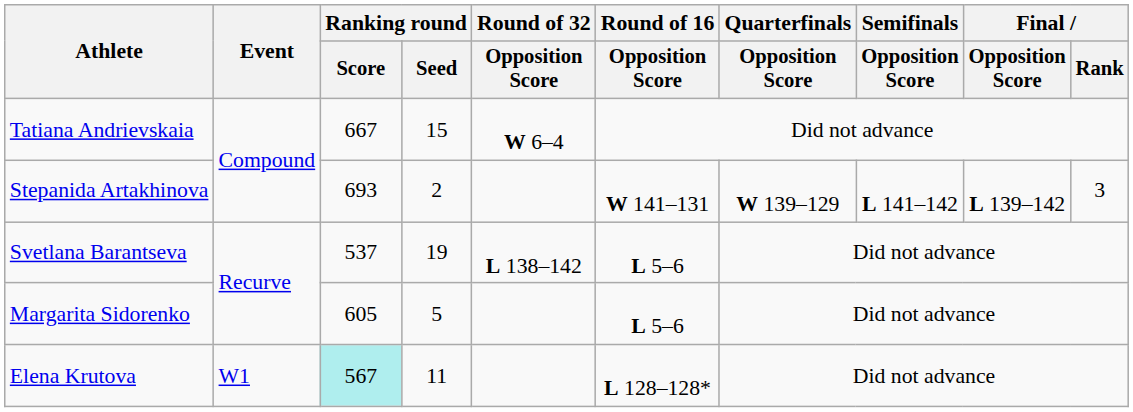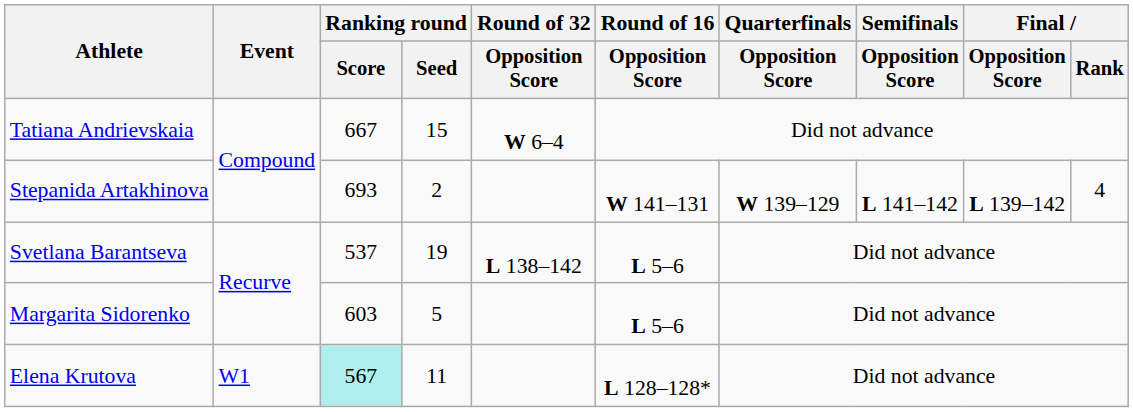(1100, 191) 3 -> (1100, 191) 4
(361, 314) 605 -> (361, 314) 603
